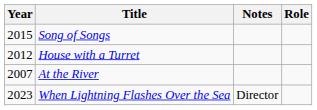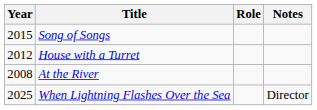columns swapped: (297, 14) <-> (257, 14)
(20, 74) 2007 -> (20, 74) 2008
(20, 94) 2023 -> (20, 94) 2025
